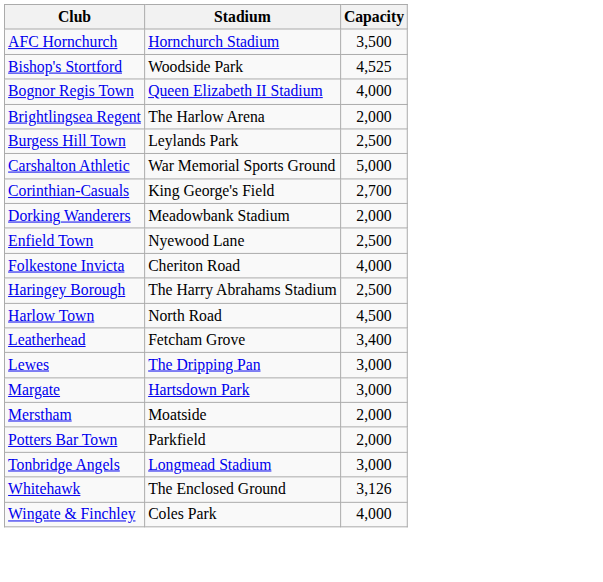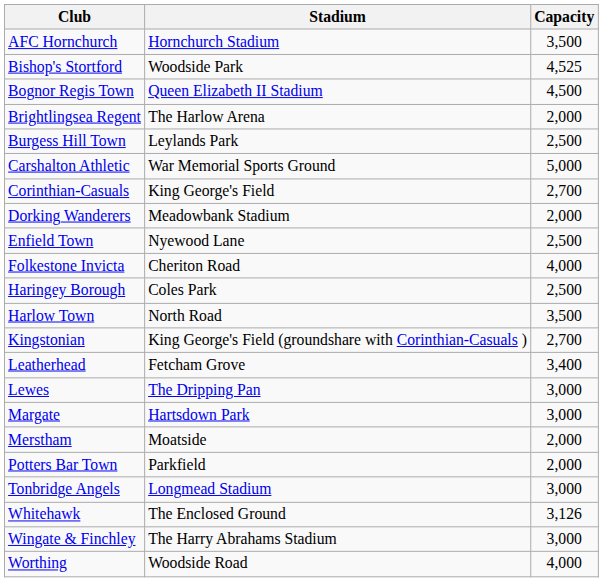(374, 91) 4,000 -> (564, 91) 4,500
(242, 290) The Harry Abrahams Stadium -> (182, 290) Coles Park
(374, 315) 4,500 -> (564, 315) 3,500
+ row: (46, 340)
(182, 514) Coles Park -> (242, 539) The Harry Abrahams Stadium
(374, 514) 4,000 -> (564, 539) 3,000
+ row: (38, 564)
